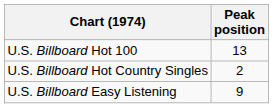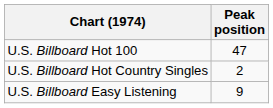(240, 50) 13 -> (240, 50) 47
